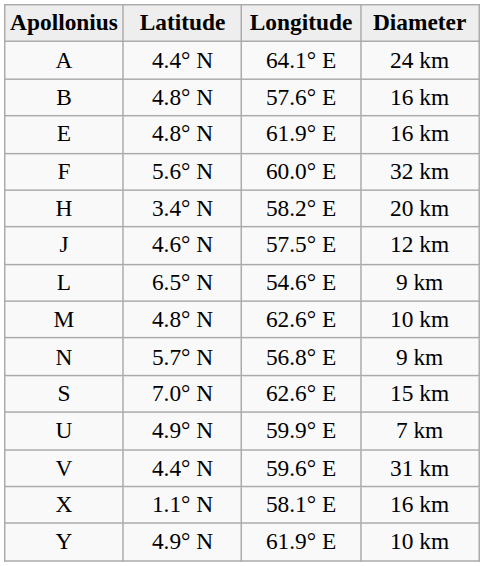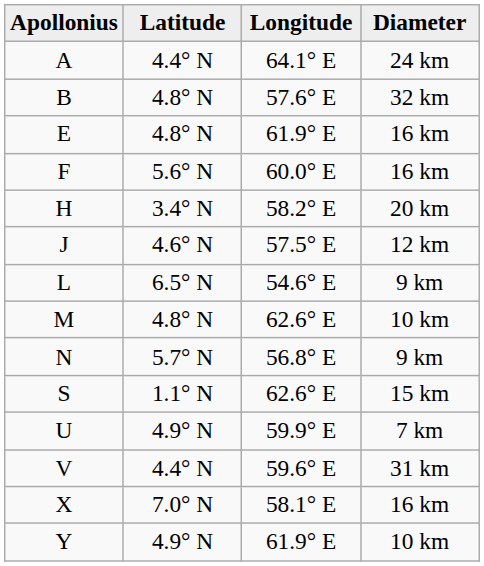(420, 97) 16 km -> (420, 97) 32 km
(420, 171) 32 km -> (420, 171) 16 km
(183, 393) 7.0° N -> (183, 393) 1.1° N
(183, 504) 1.1° N -> (183, 504) 7.0° N
